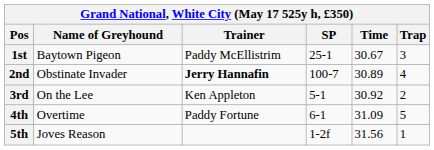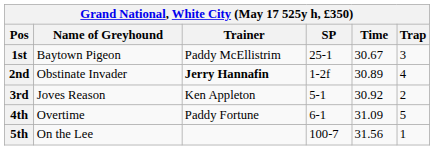(324, 74) 100-7 -> (320, 74) 1-2f
(65, 94) On the Lee -> (71, 94) Joves Reason
(71, 134) Joves Reason -> (65, 134) On the Lee
(320, 134) 1-2f -> (324, 134) 100-7
